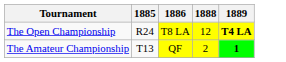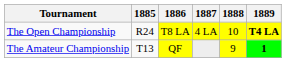+ column: (206, 13)
(206, 31) 12 -> (233, 31) 10
(206, 49) 2 -> (233, 49) 9
